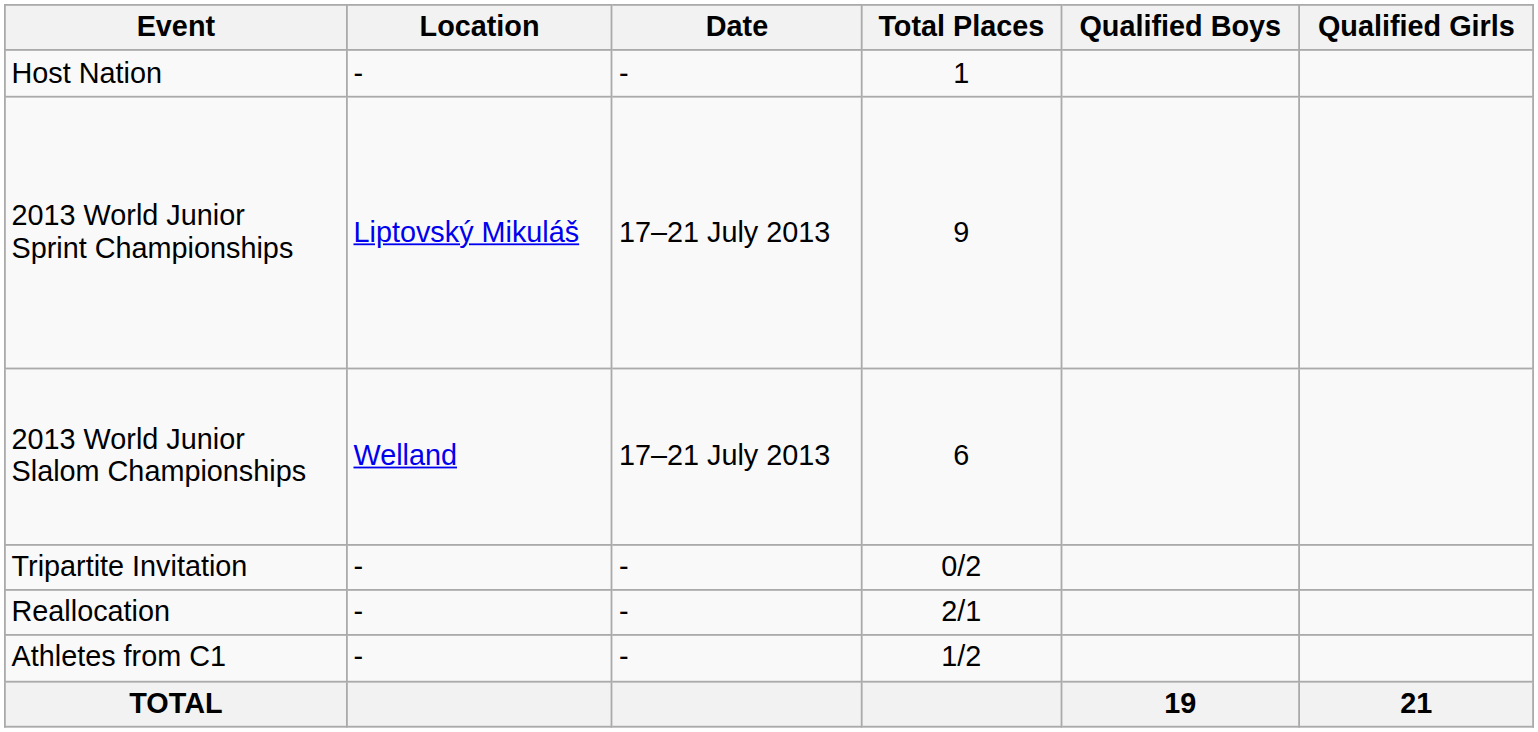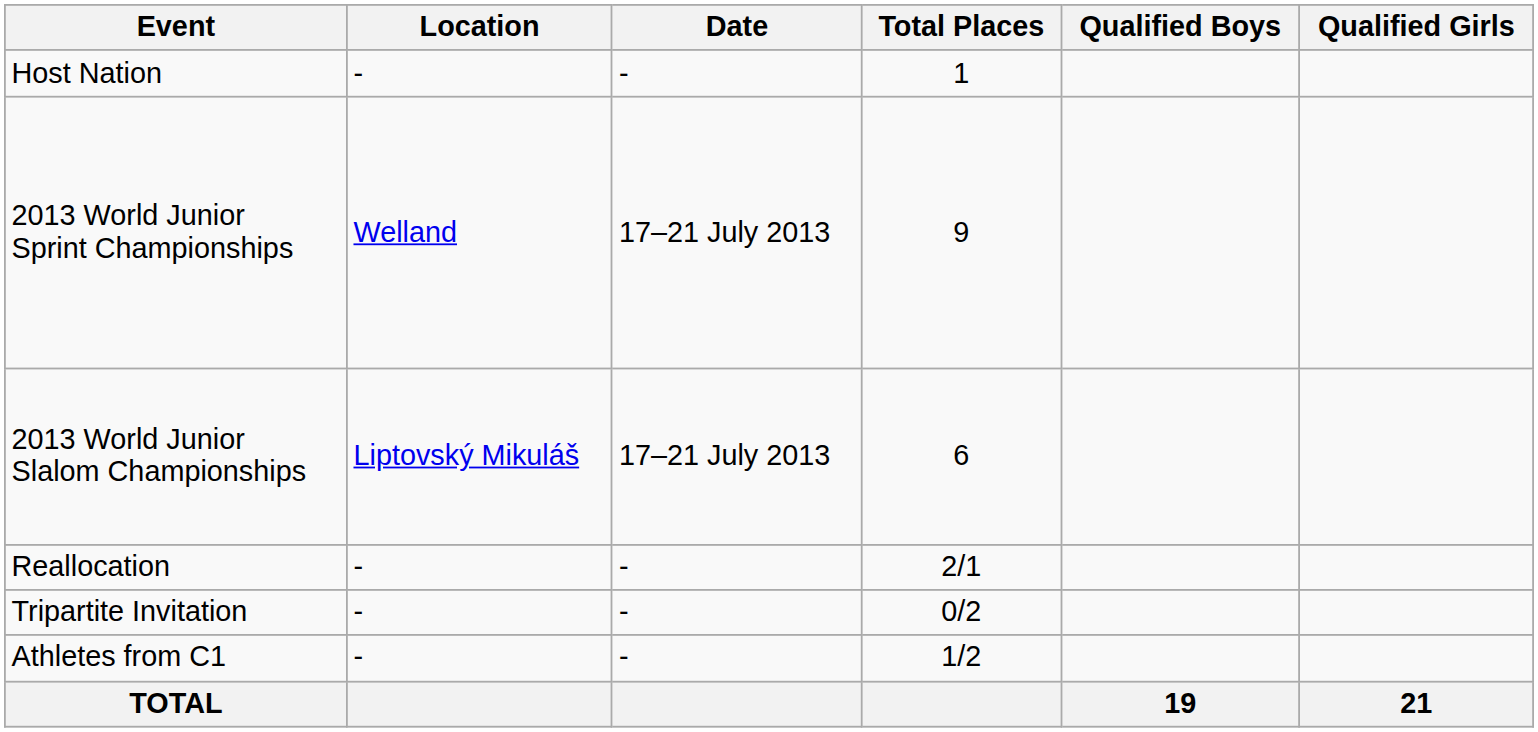(466, 232) Liptovský Mikuláš -> (405, 232) Welland
(405, 455) Welland -> (466, 455) Liptovský Mikuláš
rows swapped: (129, 566) <-> (91, 612)
